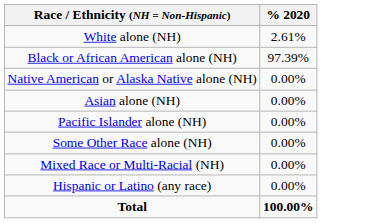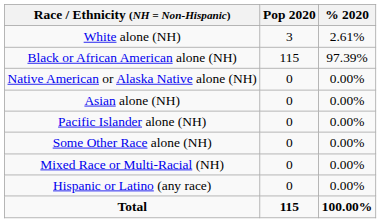+ column: (289, 15)
